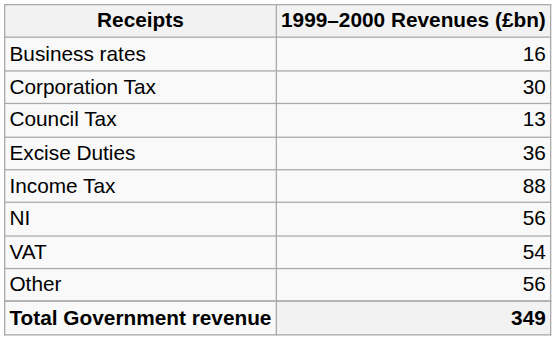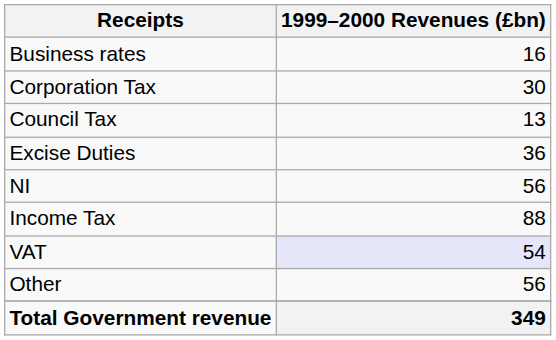rows swapped: (62, 185) <-> (20, 218)
(534, 251) no background -> (534, 251) lavender background
